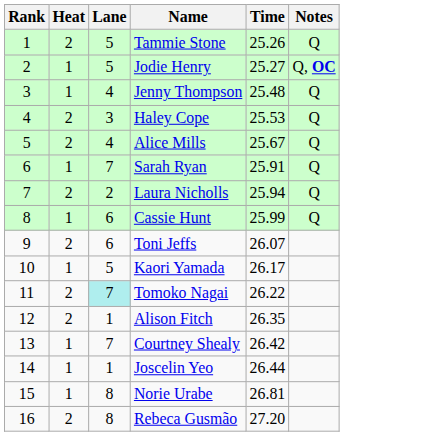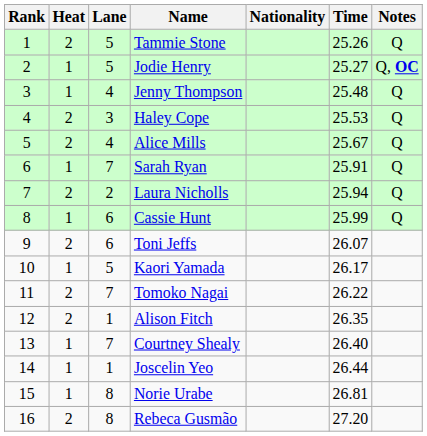+ column: (287, 17)
(109, 293) paleturquoise background -> (109, 293) no background
(267, 343) 26.42 -> (350, 343) 26.40
